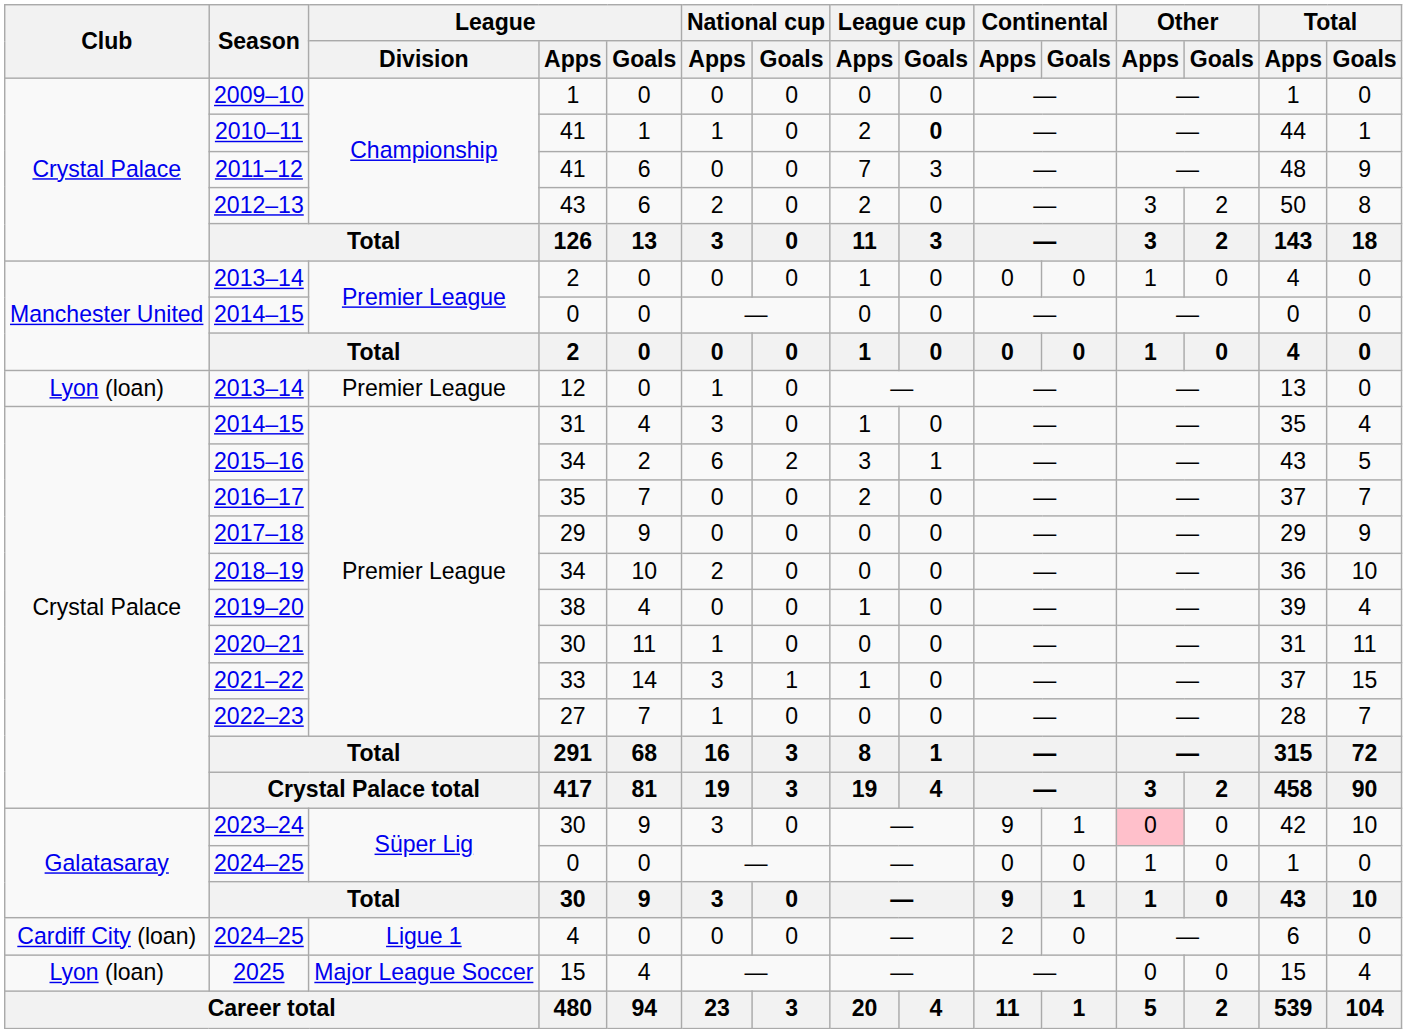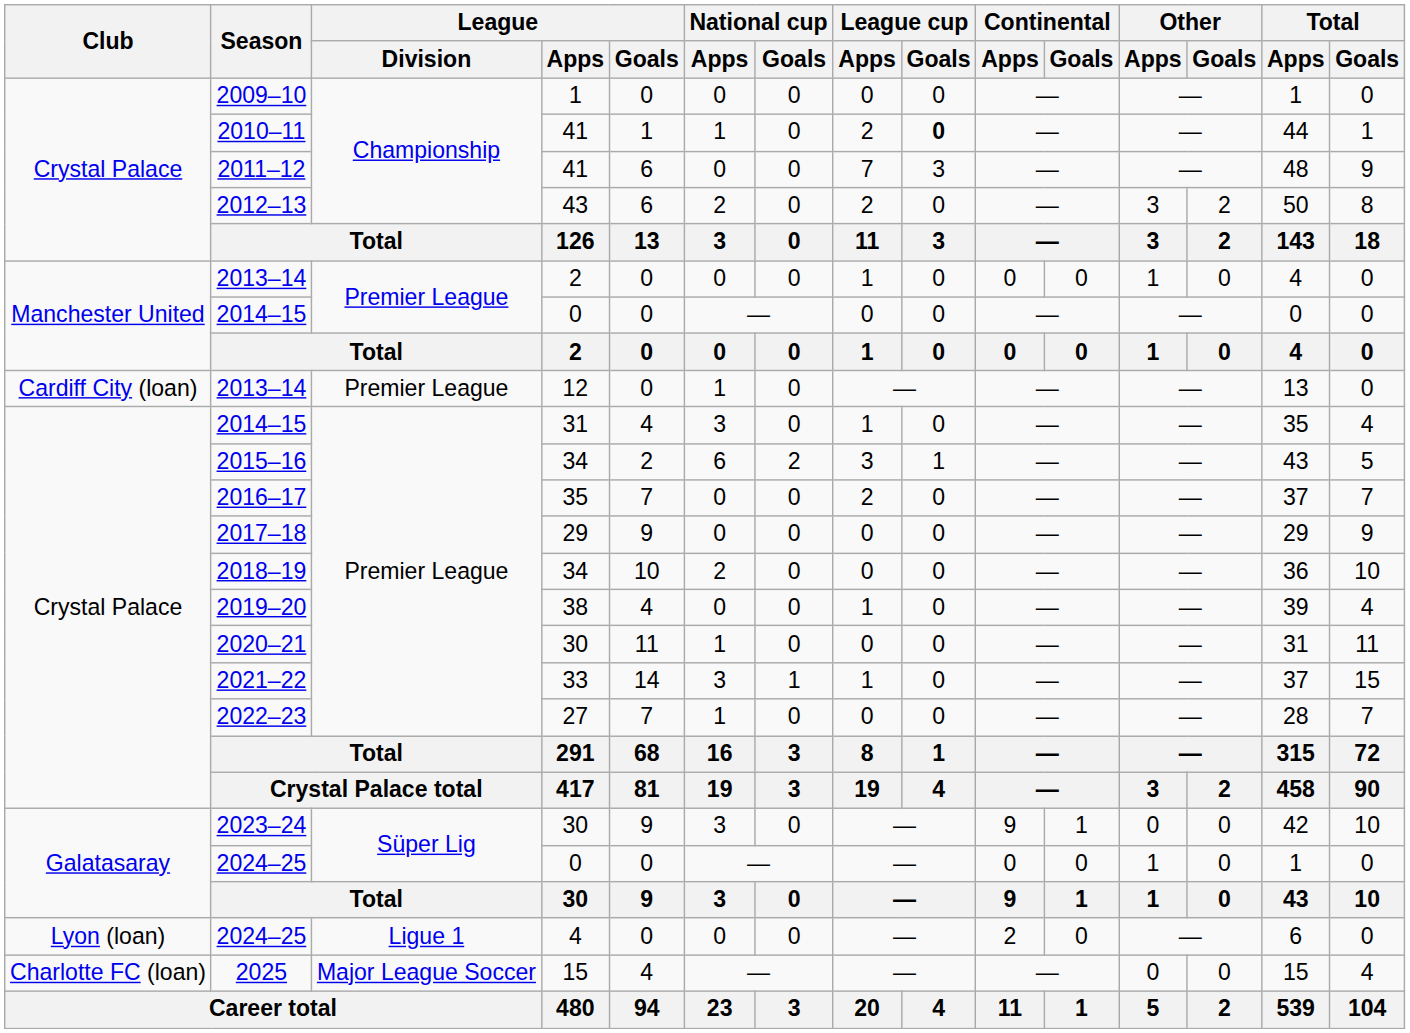(107, 388) Lyon (loan) -> (108, 388) Cardiff City (loan)
(1150, 826) pink background -> (1153, 826) no background
(107, 936) Cardiff City (loan) -> (108, 936) Lyon (loan)
(107, 972) Lyon (loan) -> (108, 972) Charlotte FC (loan)
